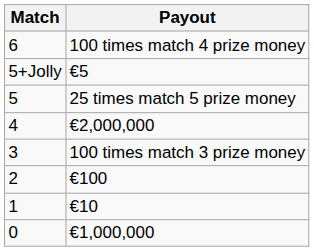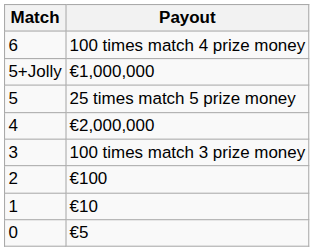(79, 71) €5 -> (112, 71) €1,000,000
(112, 233) €1,000,000 -> (79, 233) €5
